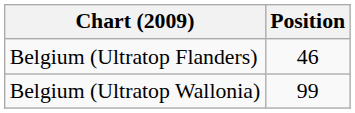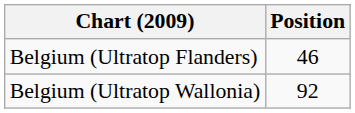(308, 90) 99 -> (308, 90) 92
